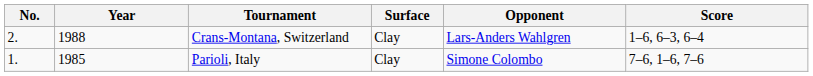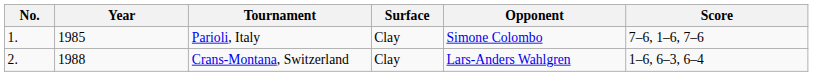rows swapped: (226, 59) <-> (270, 37)
